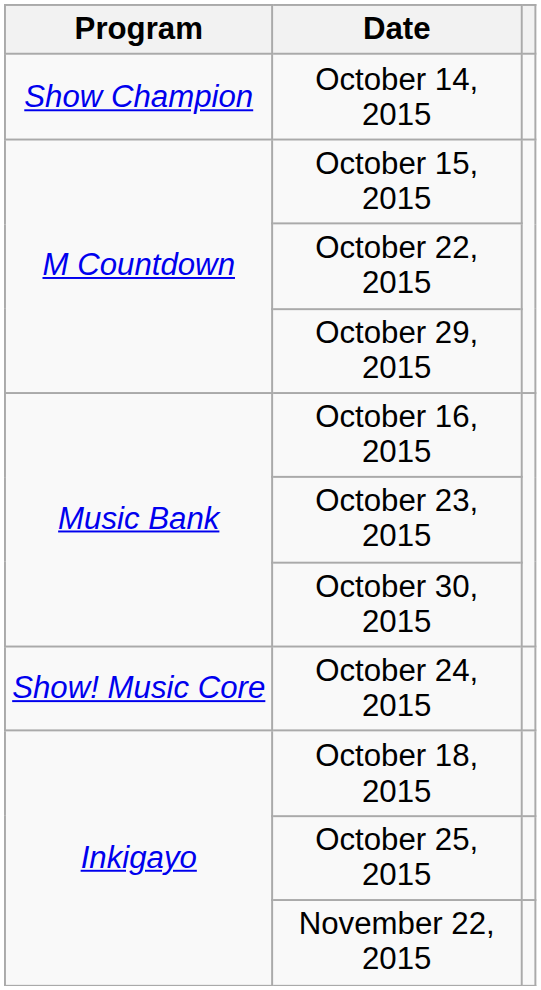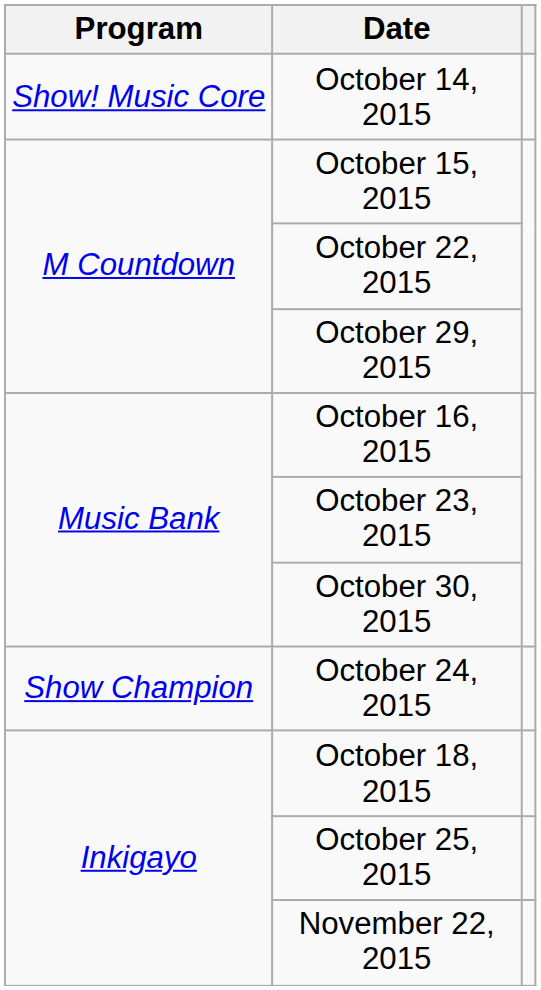(139, 96) Show Champion -> (139, 96) Show! Music Core
(139, 688) Show! Music Core -> (139, 688) Show Champion
